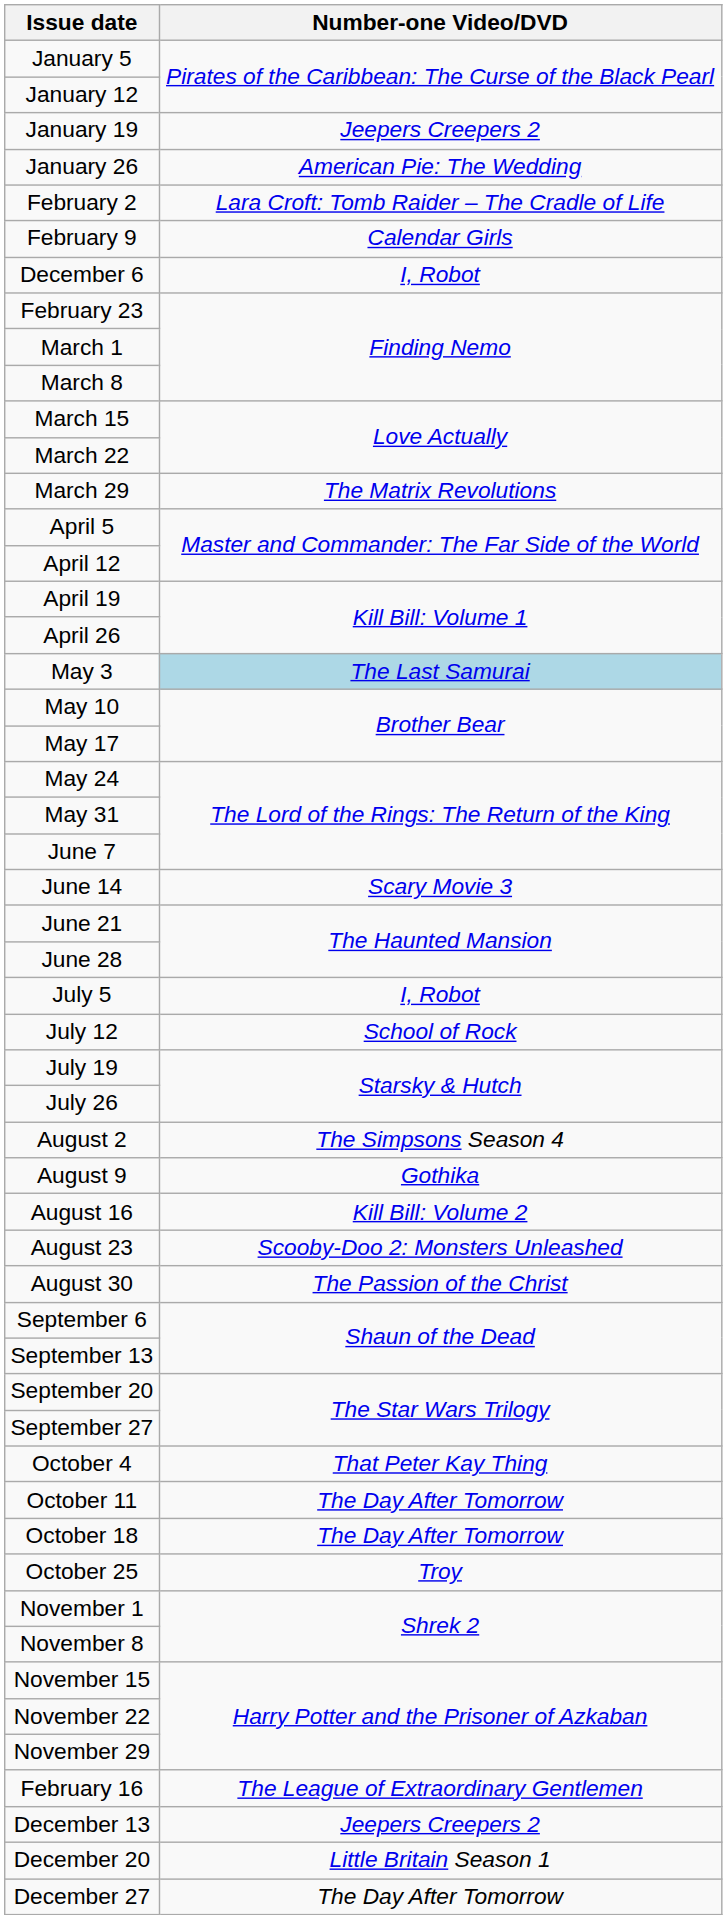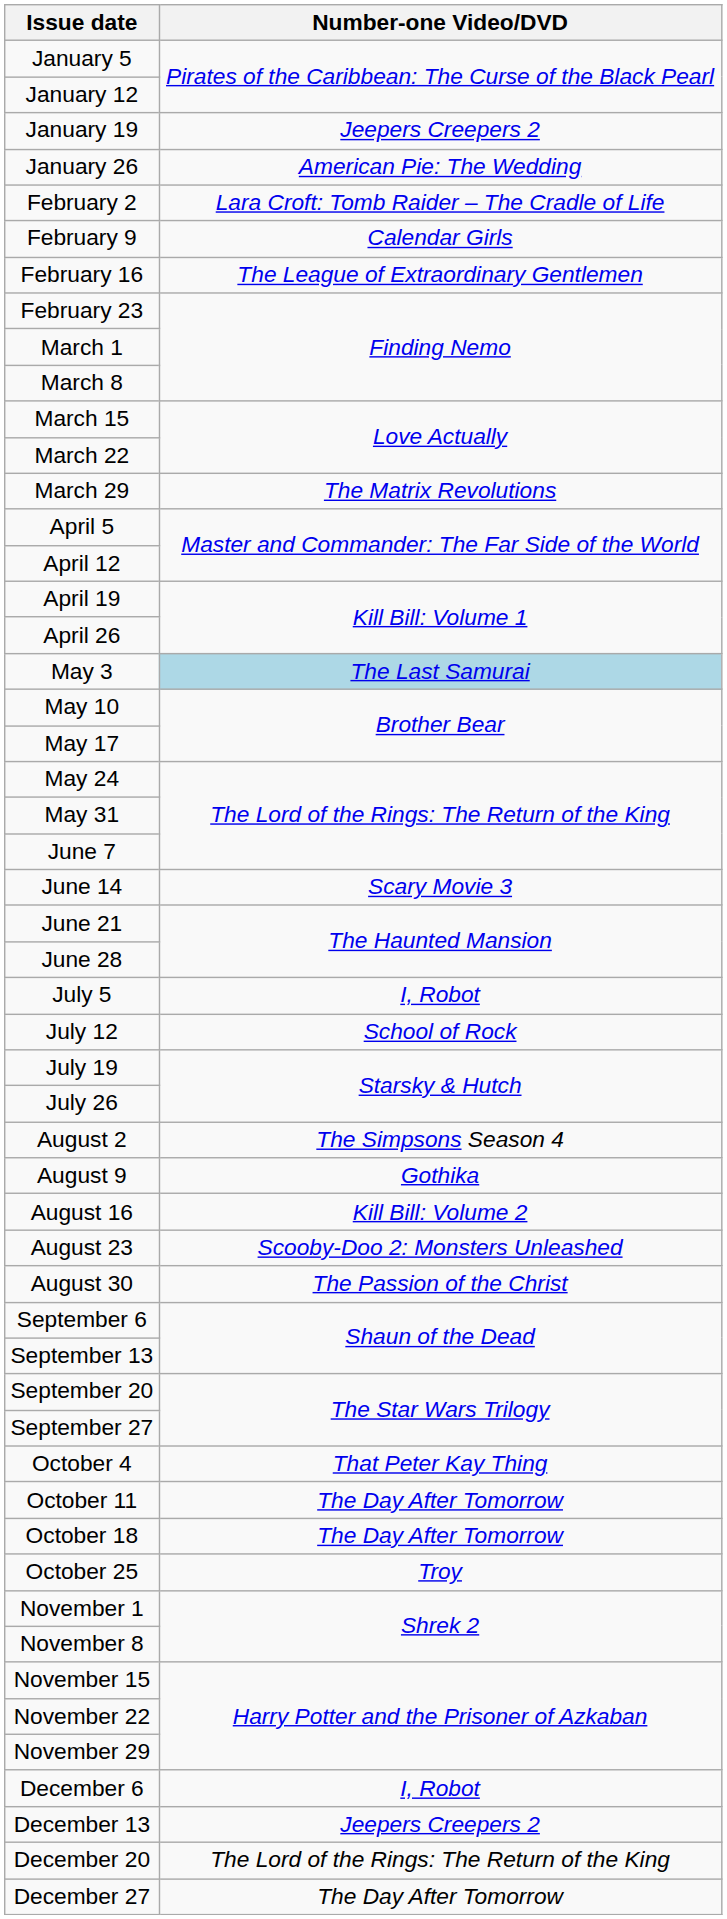rows swapped: (82, 1788) <-> (82, 274)
(440, 1860) Little Britain Season 1 -> (440, 1860) The Lord of the Rings: The Return of the King
